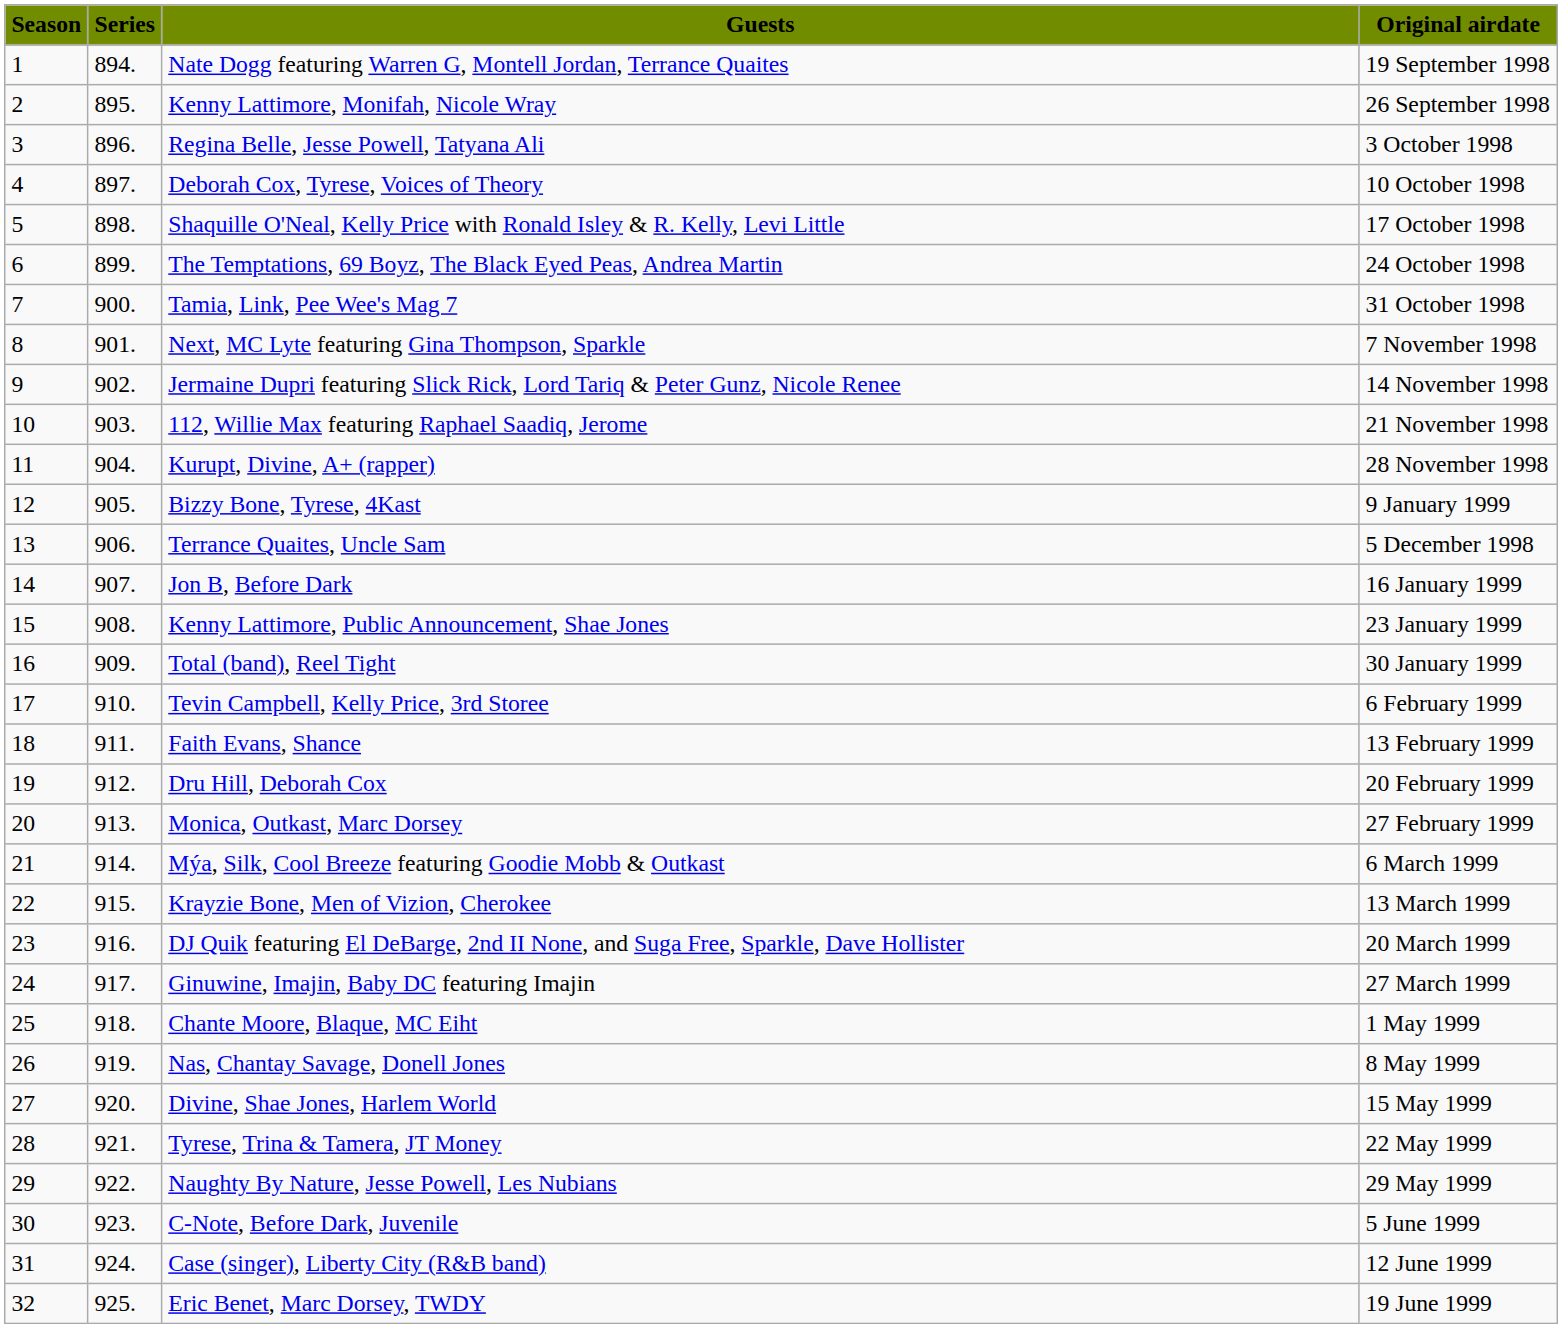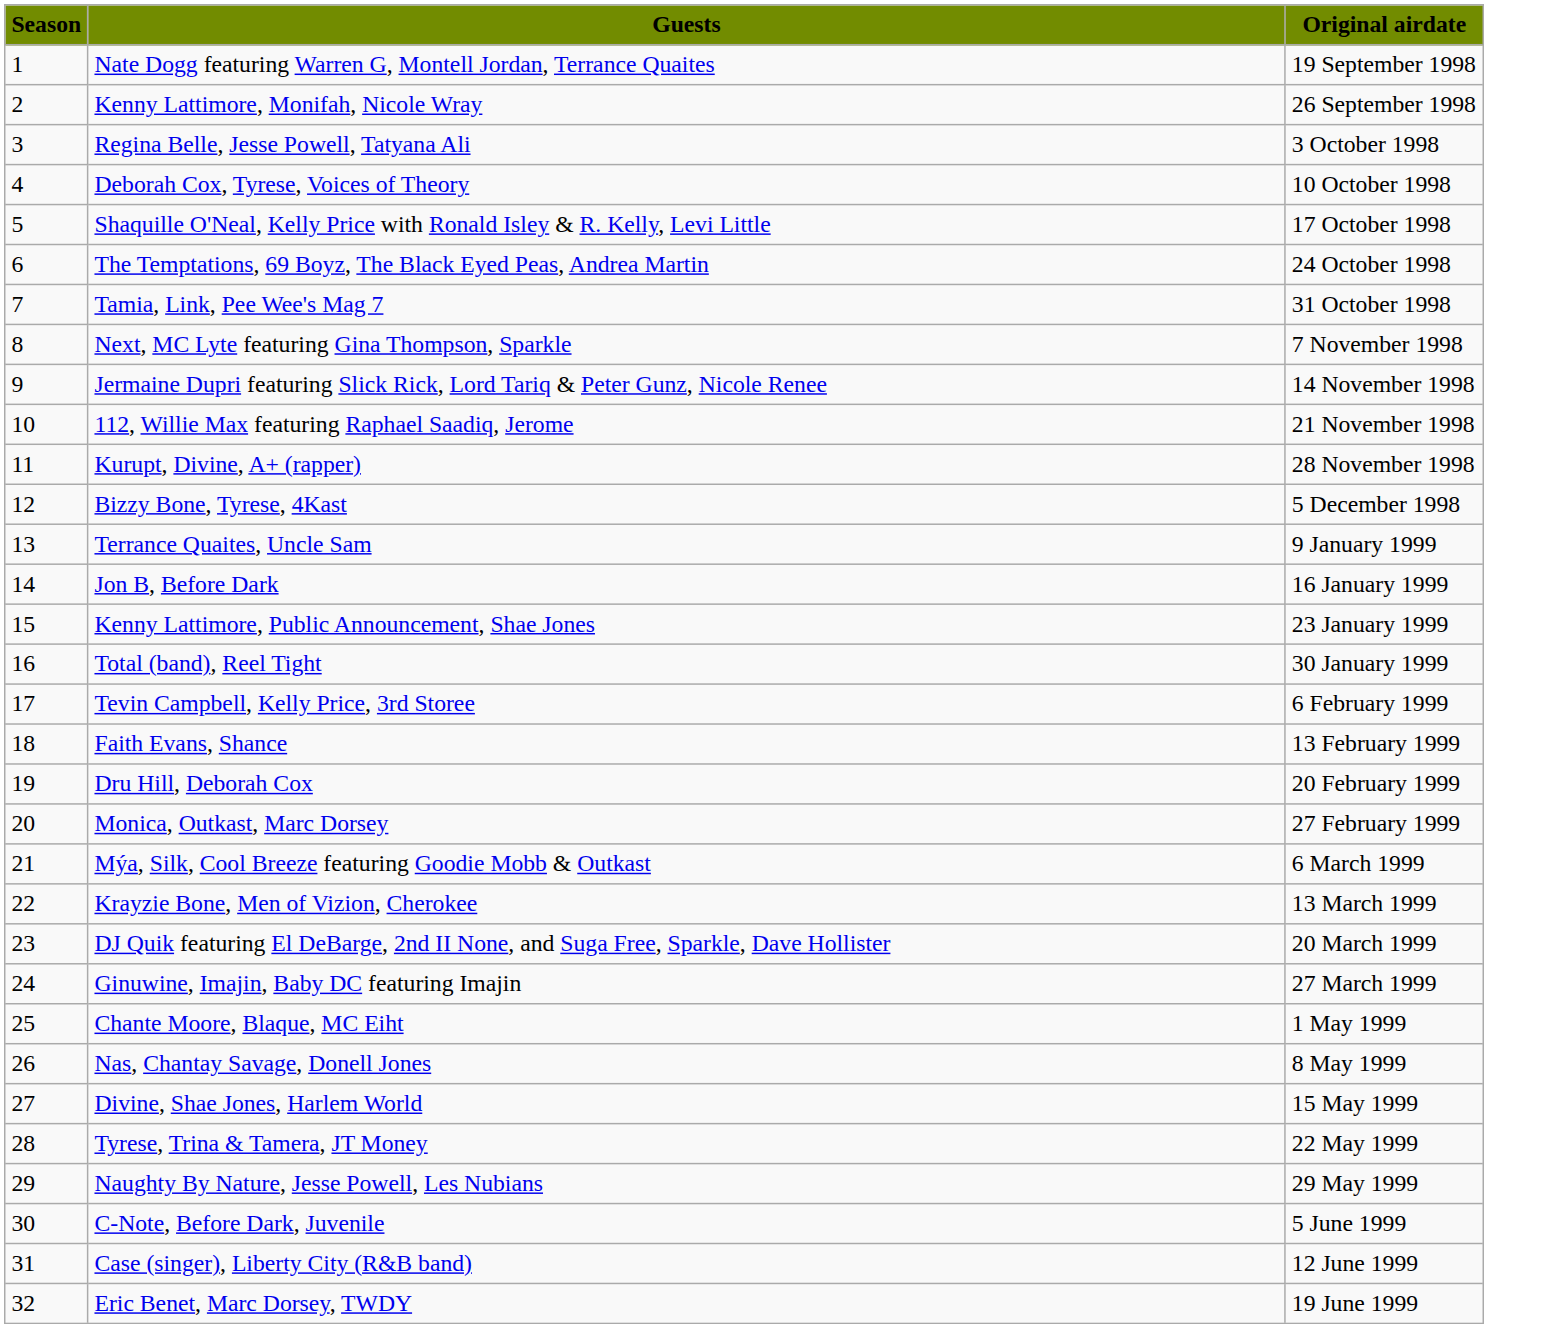- column: (125, 24)
(1438, 504) 9 January 1999 -> (1376, 504) 5 December 1998
(1450, 543) 5 December 1998 -> (1364, 543) 9 January 1999
